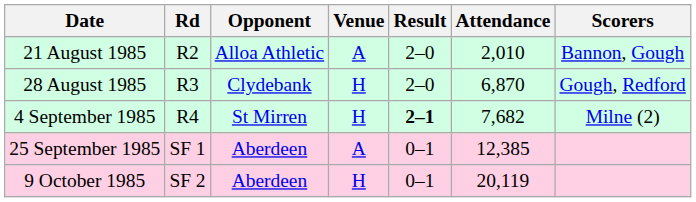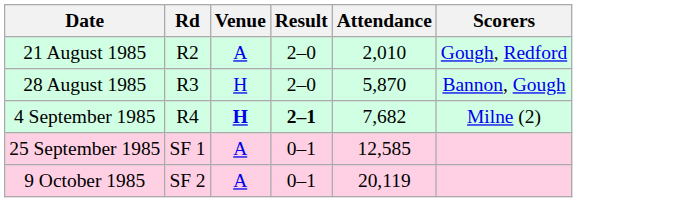- column: (269, 20)
(623, 52) Bannon, Gough -> (504, 52) Gough, Redford
(503, 84) 6,870 -> (384, 84) 5,870
(623, 84) Gough, Redford -> (504, 84) Bannon, Gough
(359, 116) normal -> (240, 116) bold
(503, 149) 12,385 -> (384, 149) 12,585
(359, 181) H -> (240, 181) A
